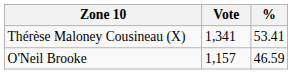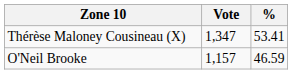(220, 36) 1,341 -> (220, 36) 1,347
